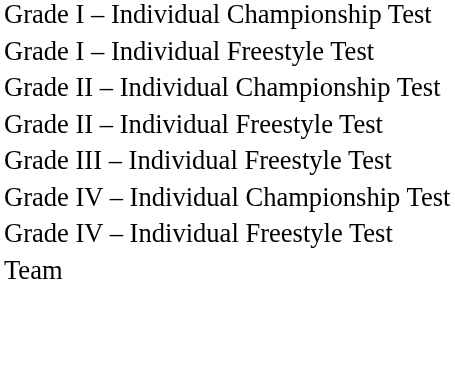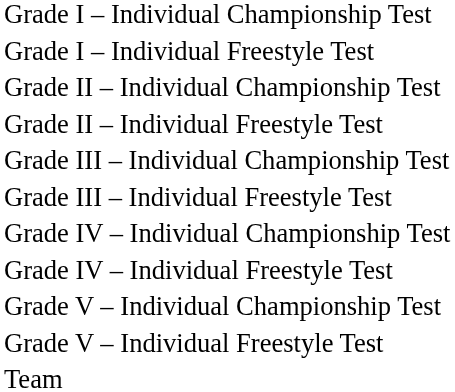+ row: (227, 160)
+ row: (223, 306)
+ row: (194, 343)
